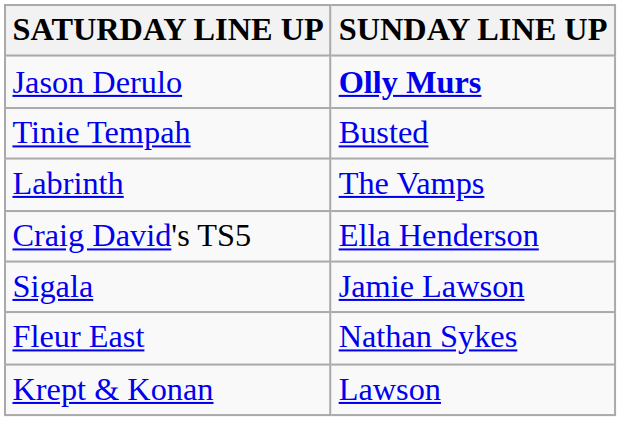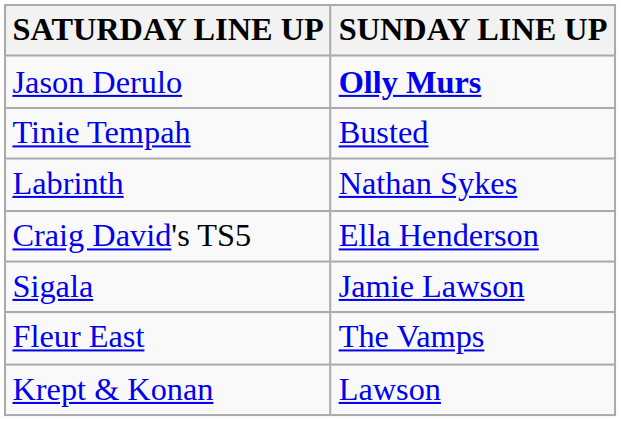(412, 183) The Vamps -> (428, 183) Nathan Sykes
(428, 337) Nathan Sykes -> (412, 337) The Vamps
